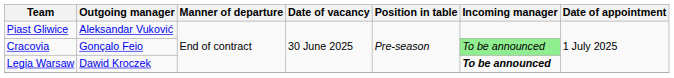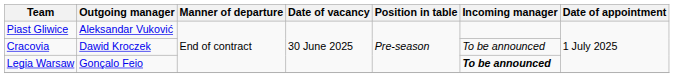(111, 47) Gonçalo Feio -> (115, 47) Dawid Kroczek
(504, 47) lightgreen background -> (504, 47) no background
(115, 64) Dawid Kroczek -> (111, 64) Gonçalo Feio
